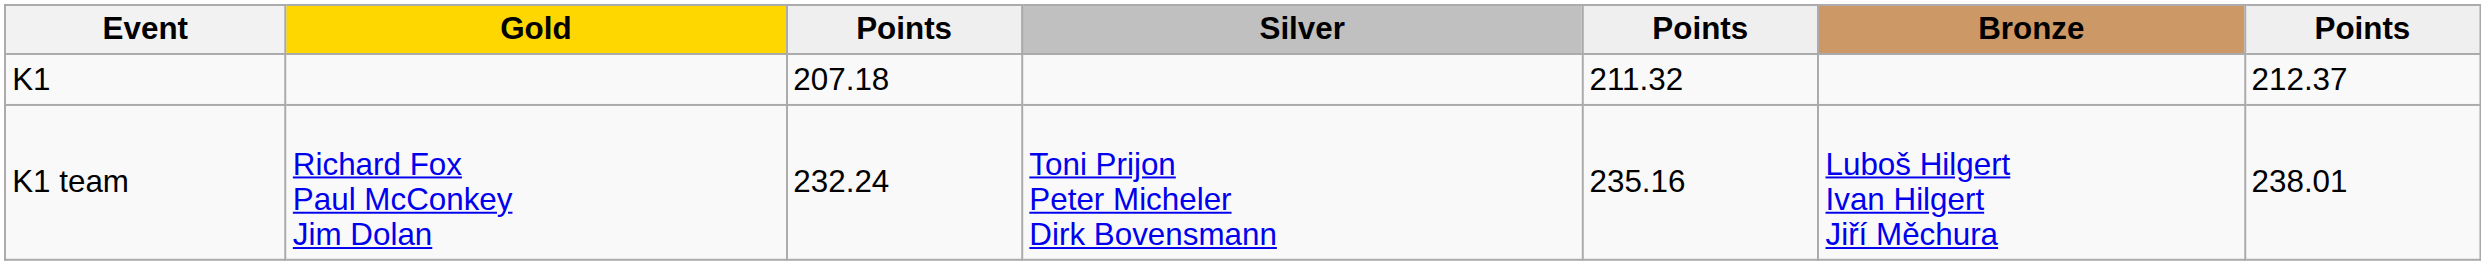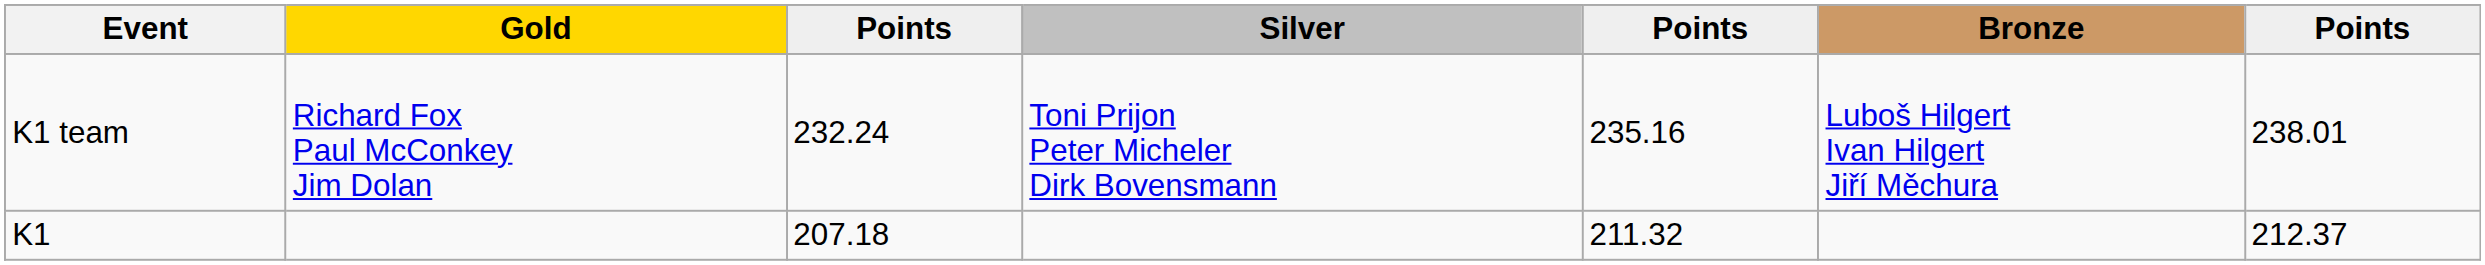rows swapped: (31, 79) <-> (71, 181)
